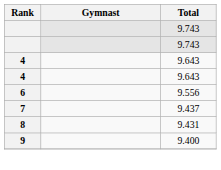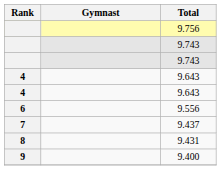+ row: (23, 29)
